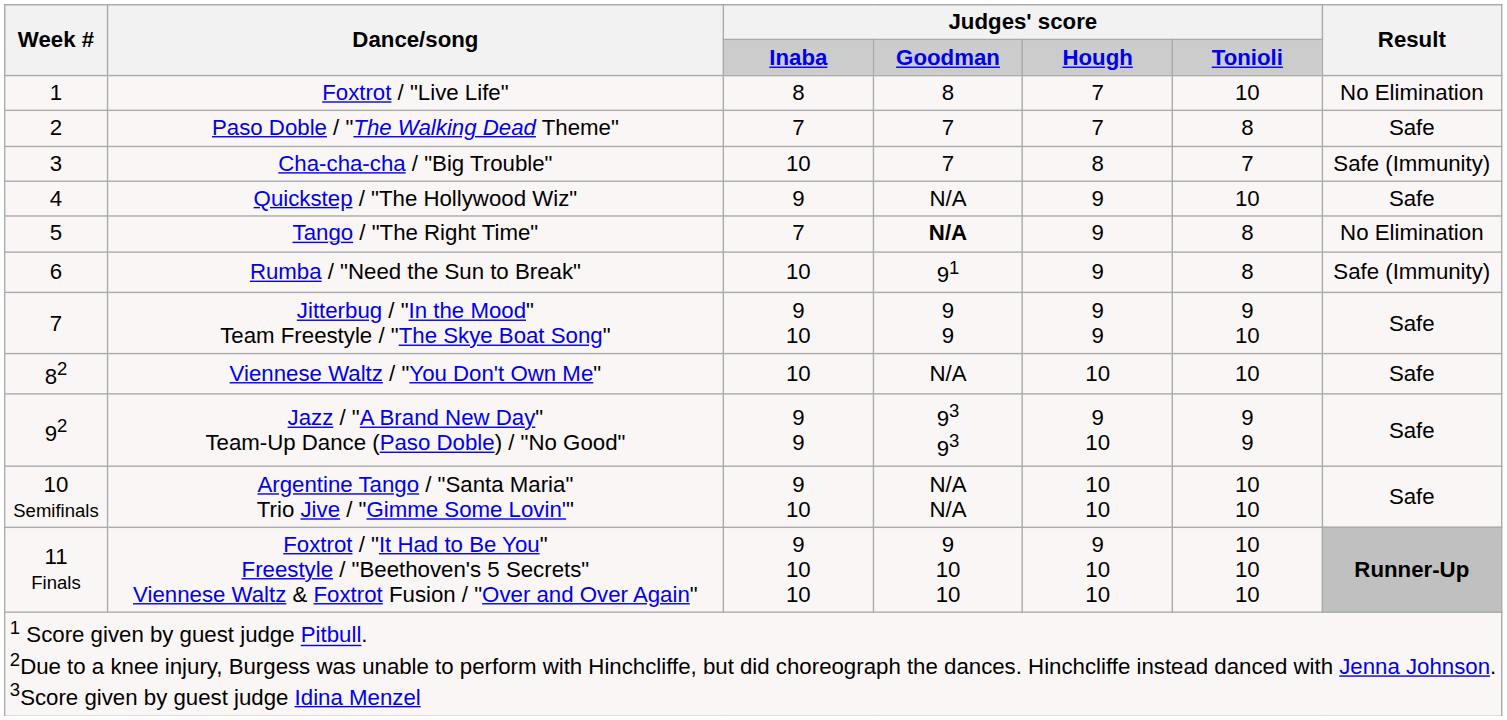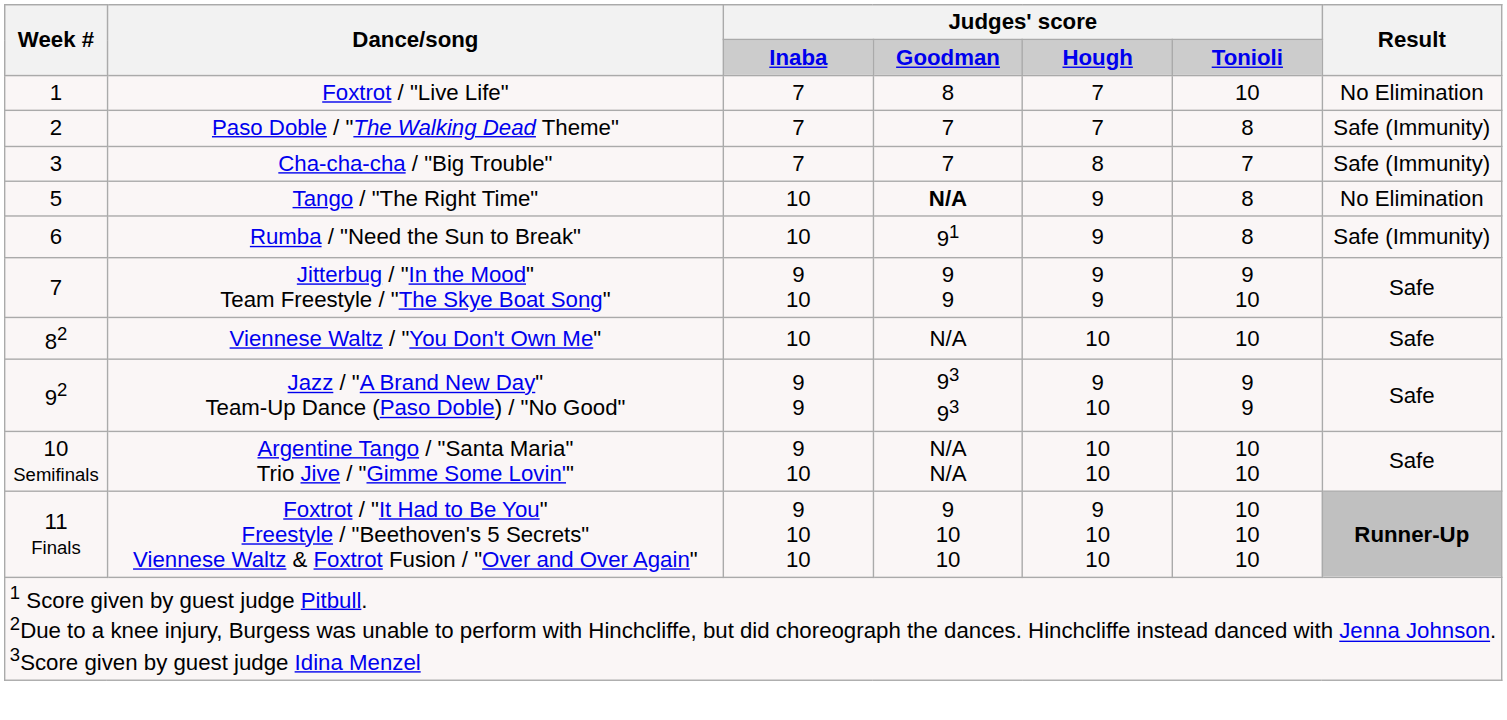(798, 92) 8 -> (798, 92) 7
(1412, 127) Safe -> (1412, 127) Safe (Immunity)
(798, 163) 10 -> (798, 163) 7
- row: (415, 198)
(798, 233) 7 -> (798, 198) 10
